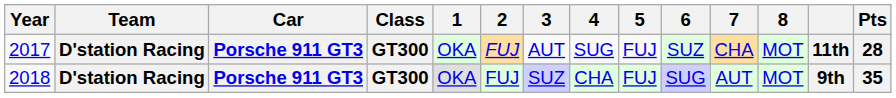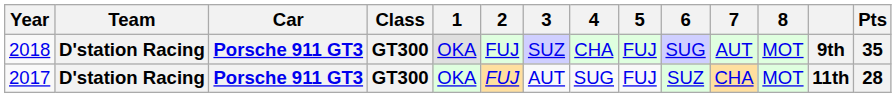rows swapped: (30, 49) <-> (30, 78)
